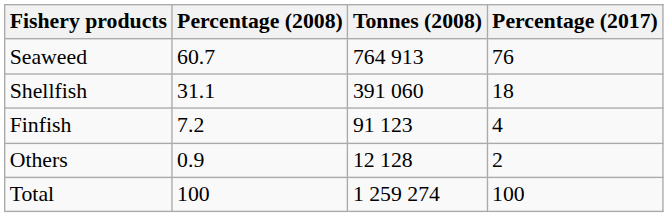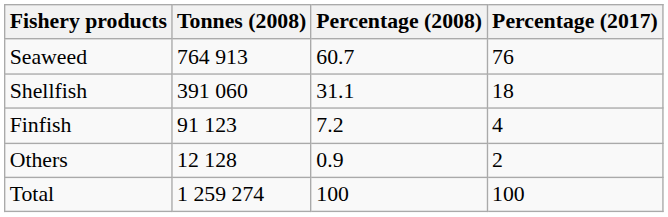columns swapped: (417, 21) <-> (260, 21)
